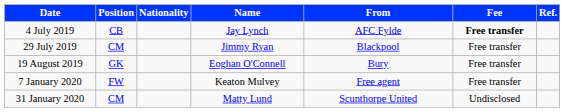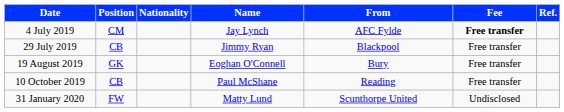(116, 30) CB -> (116, 30) CM
(116, 47) CM -> (116, 47) CB
+ row: (50, 81)
- row: (50, 81)
(116, 98) CM -> (116, 98) FW
